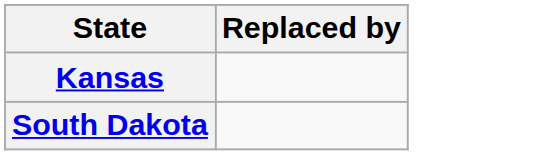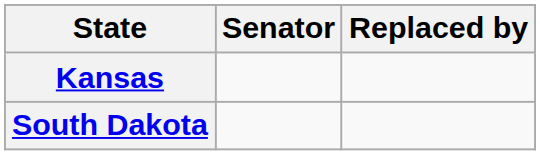+ column: (279, 28)
